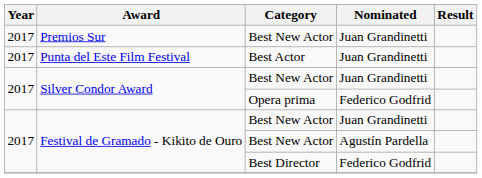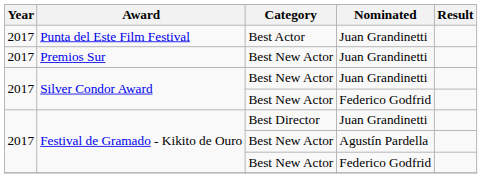rows swapped: (115, 57) <-> (73, 36)
(282, 99) Opera prima -> (291, 99) Best New Actor
(291, 120) Best New Actor -> (284, 120) Best Director
(284, 162) Best Director -> (291, 162) Best New Actor
